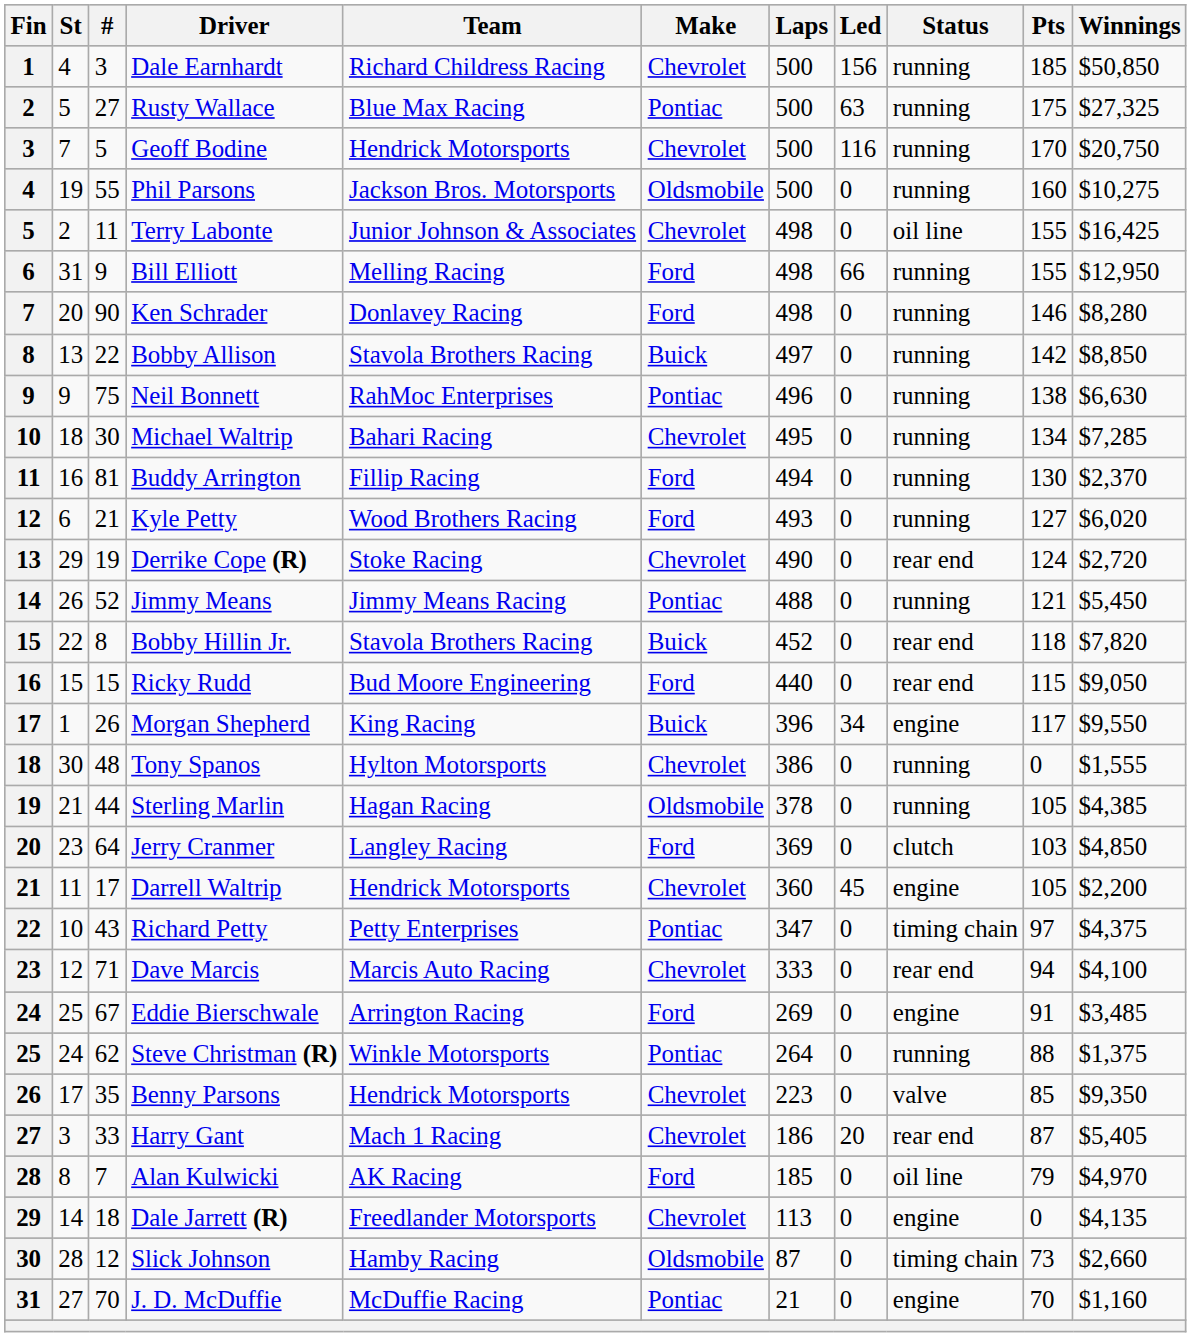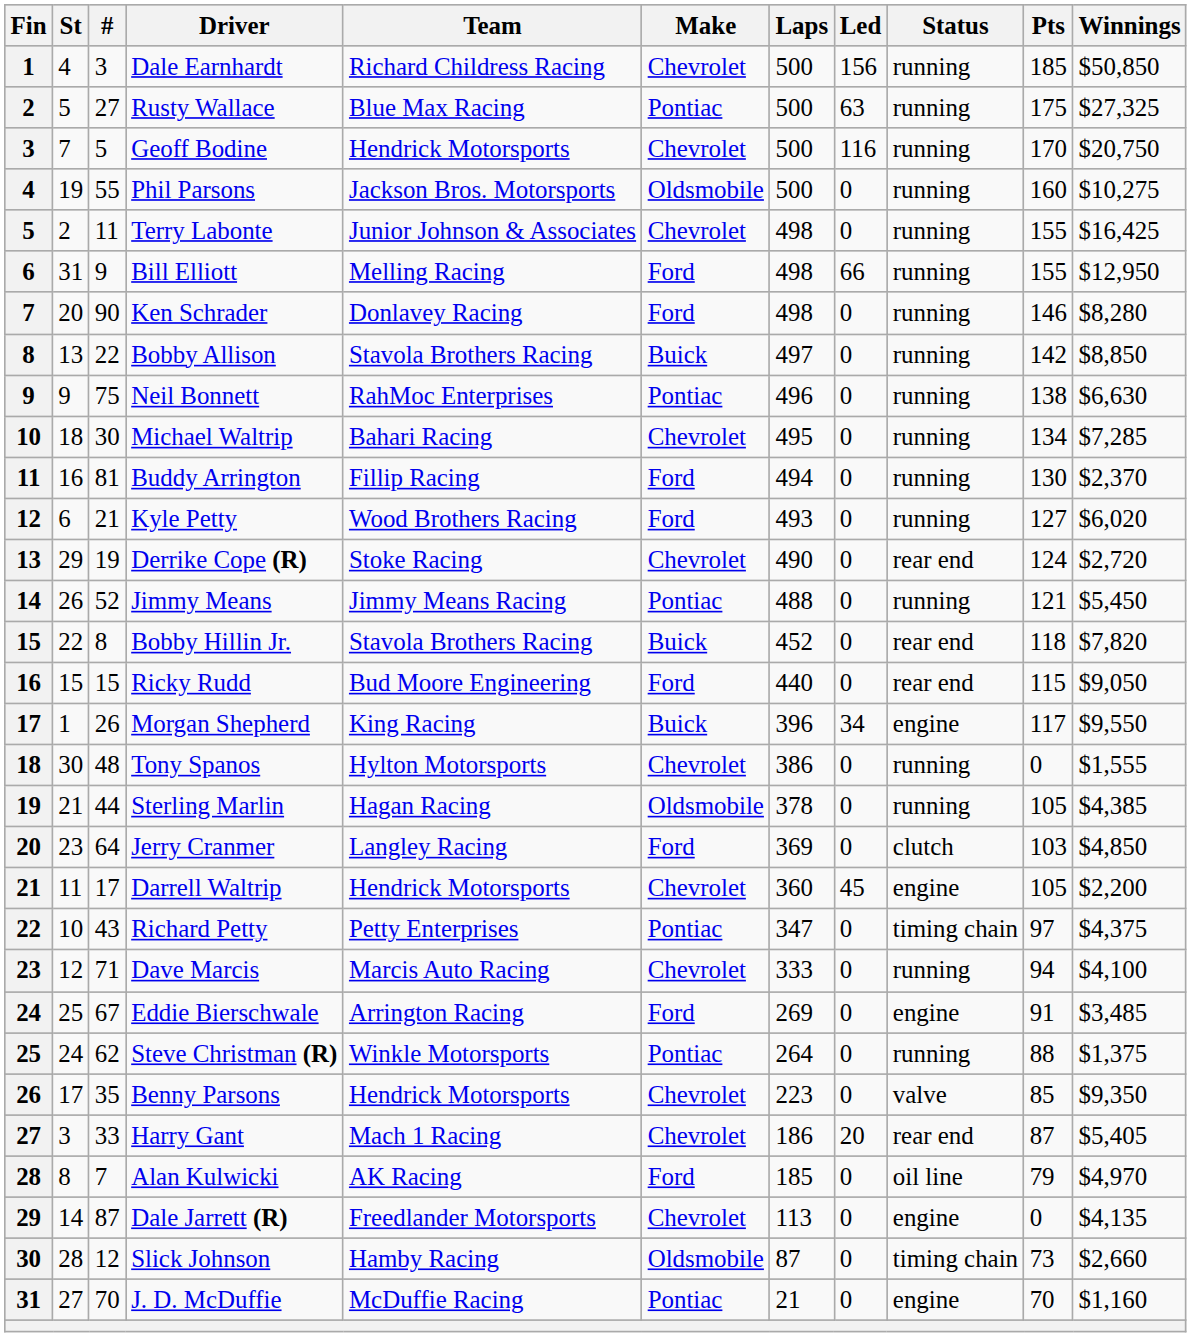(928, 230) oil line -> (932, 230) running
(933, 970) rear end -> (932, 970) running
(107, 1217) 18 -> (107, 1217) 87
